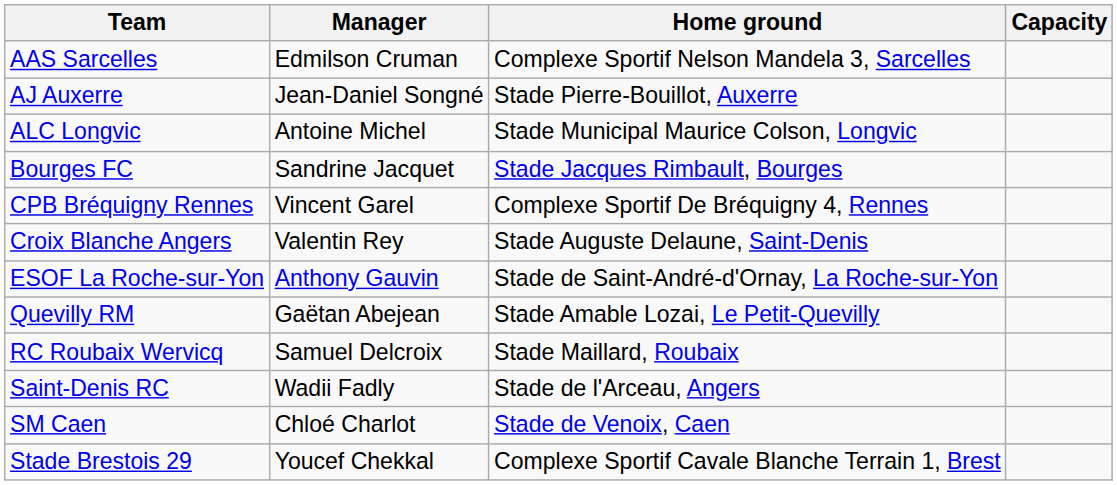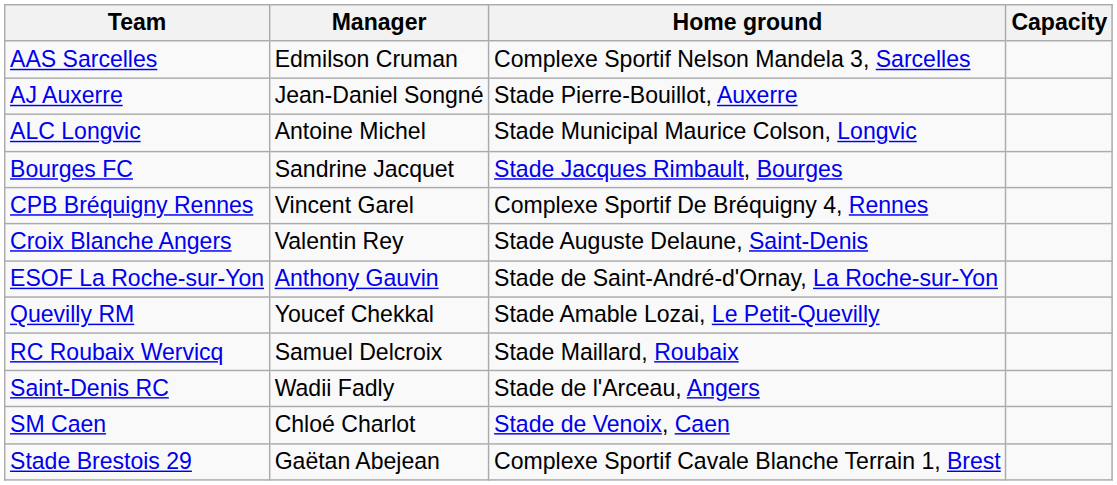(357, 315) Gaëtan Abejean -> (354, 315) Youcef Chekkal
(354, 461) Youcef Chekkal -> (357, 461) Gaëtan Abejean
